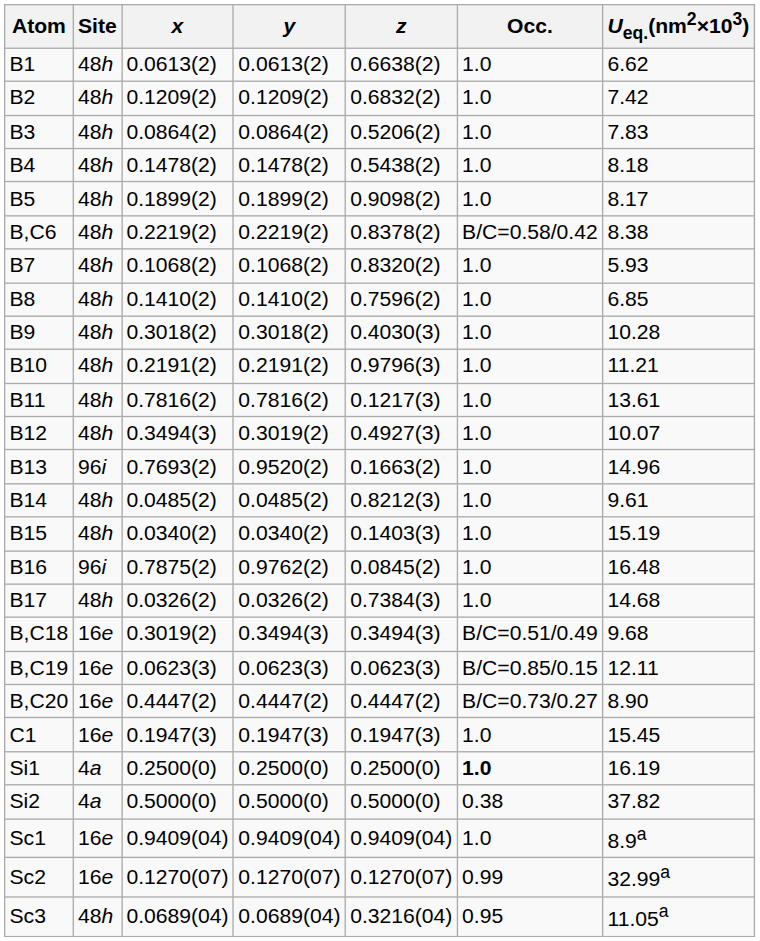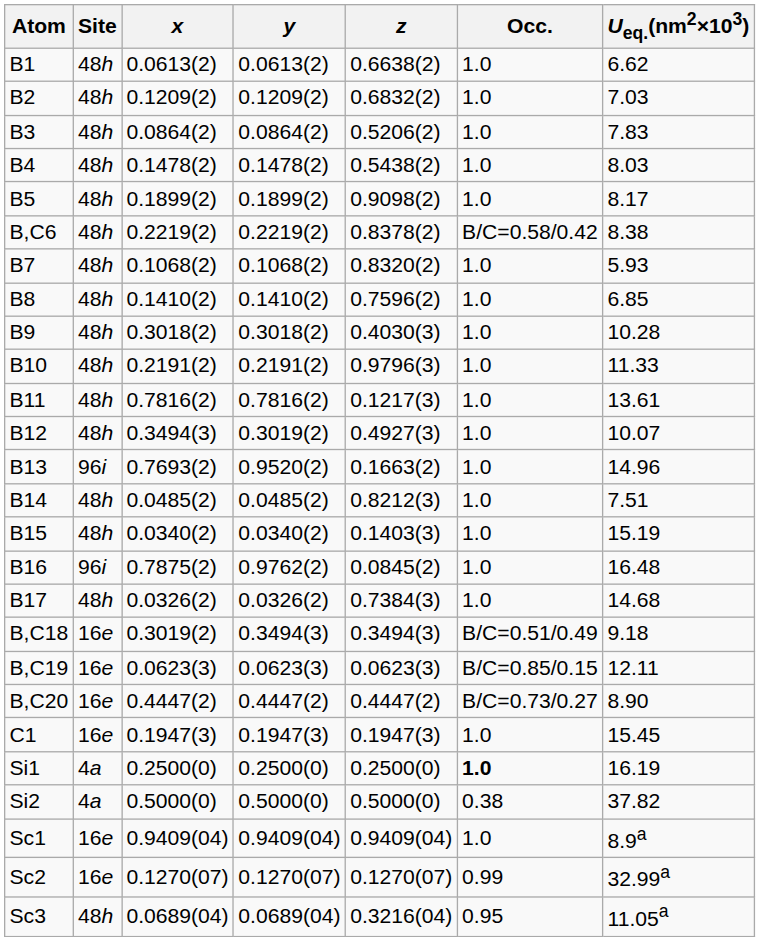(628, 98) 7.42 -> (628, 98) 7.03
(628, 165) 8.18 -> (628, 165) 8.03
(633, 366) 11.21 -> (633, 366) 11.33
(628, 500) 9.61 -> (628, 500) 7.51
(628, 634) 9.68 -> (628, 634) 9.18
